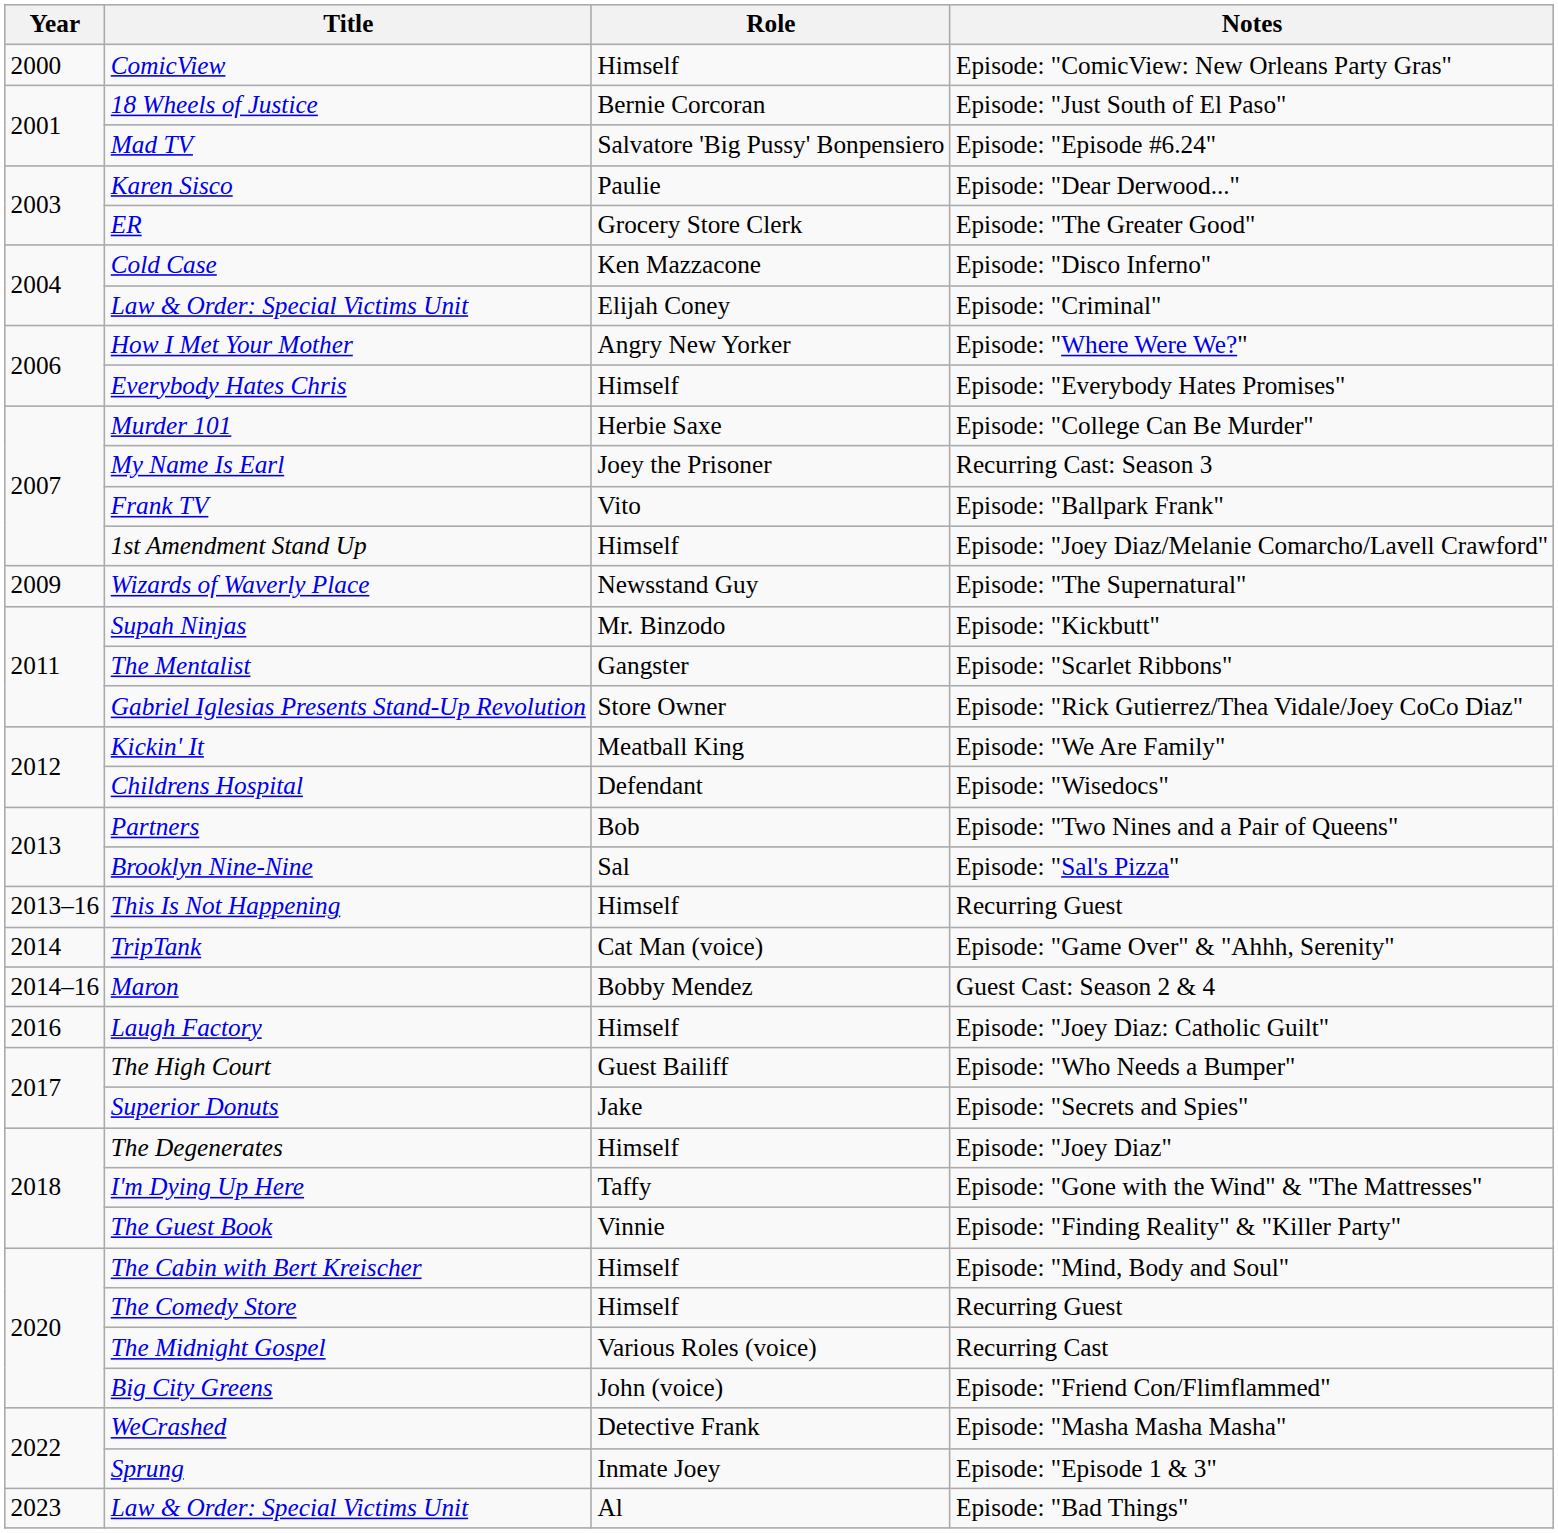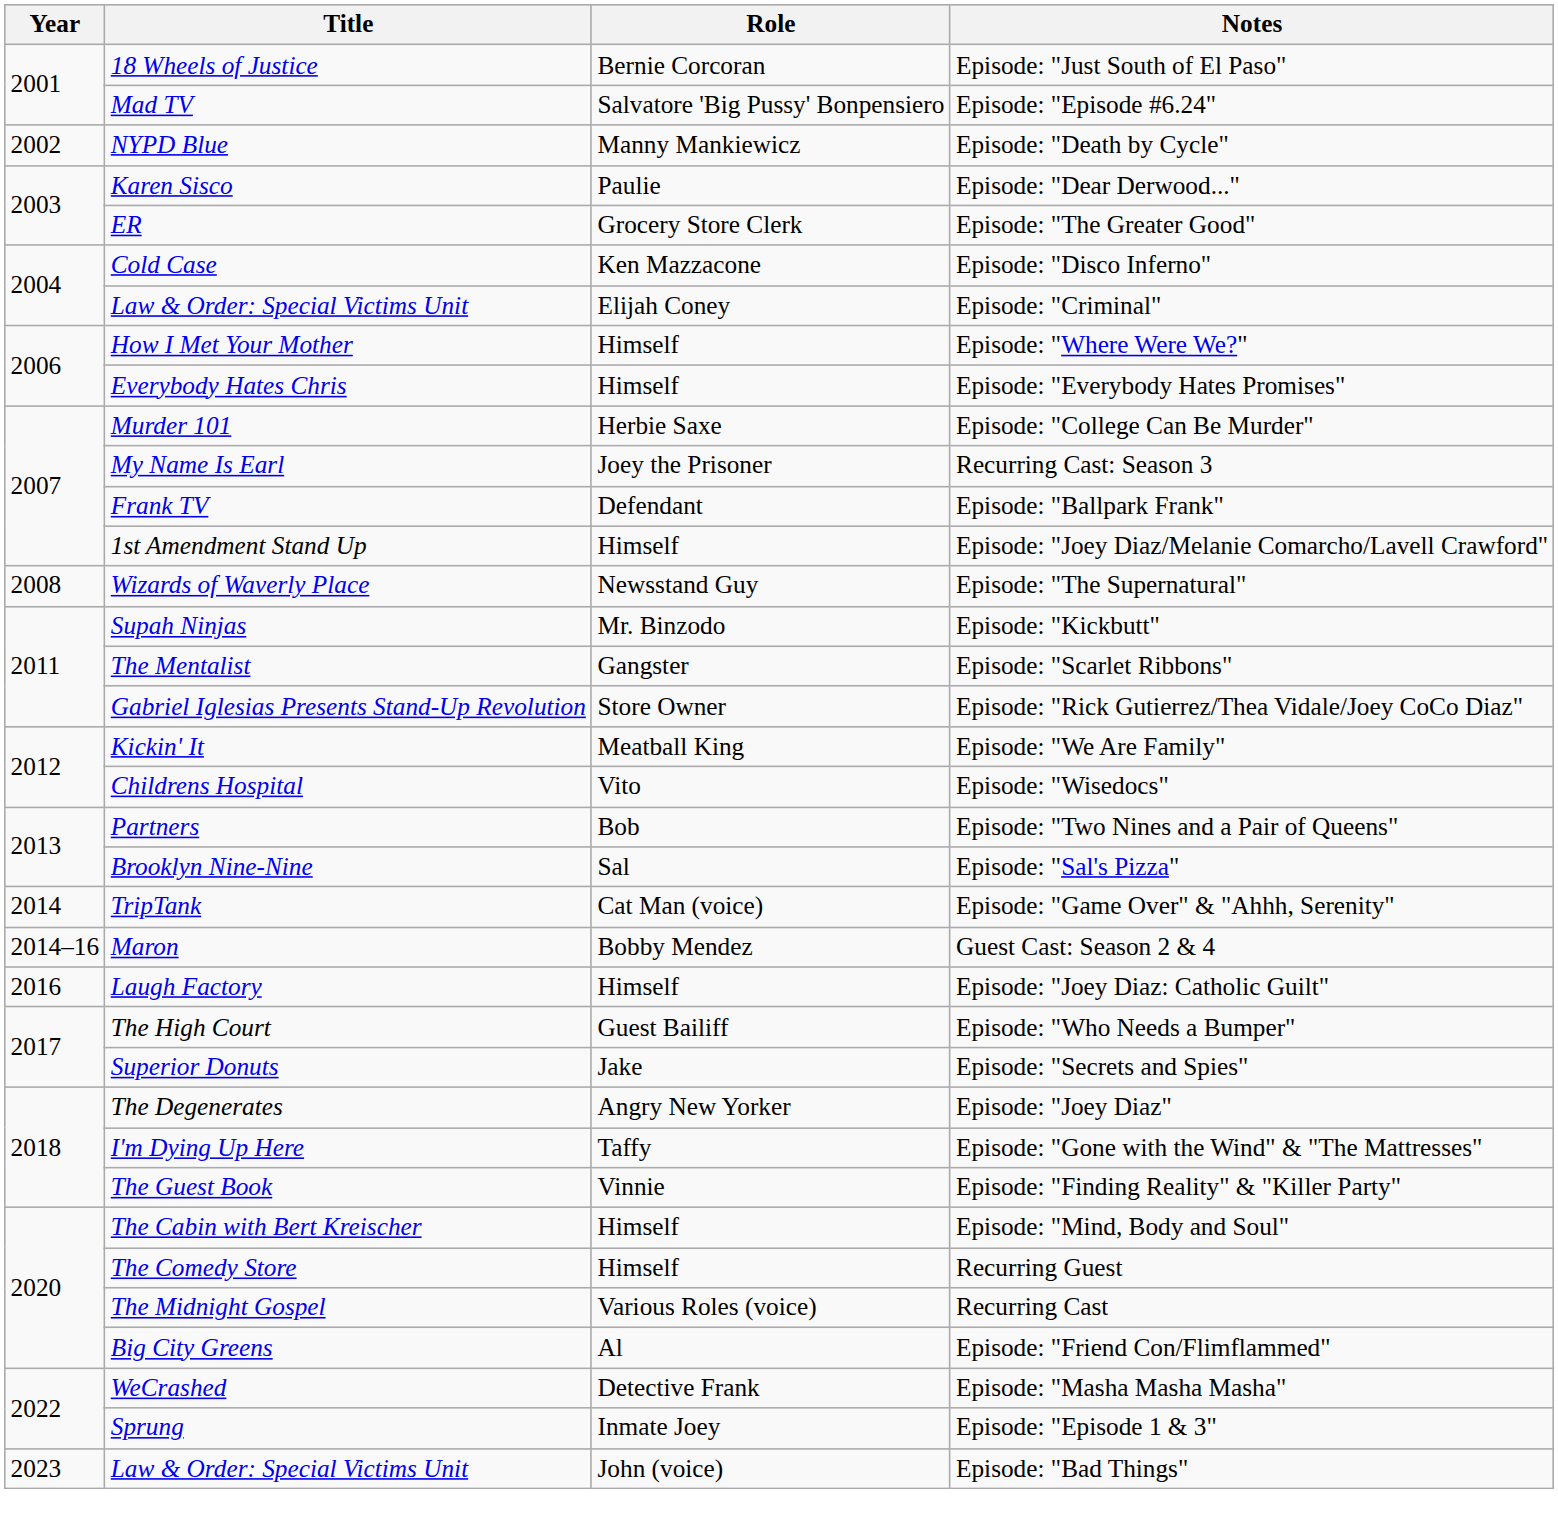- row: (168, 64)
+ row: (169, 144)
(694, 345) Angry New Yorker -> (638, 345) Himself
(619, 505) Vito -> (650, 505) Defendant
(36, 585) 2009 -> (36, 585) 2008
(650, 786) Defendant -> (619, 786) Vito
- row: (226, 906)
(638, 1147) Himself -> (694, 1107) Angry New Yorker
(660, 1387) John (voice) -> (610, 1347) Al
(610, 1507) Al -> (660, 1467) John (voice)
